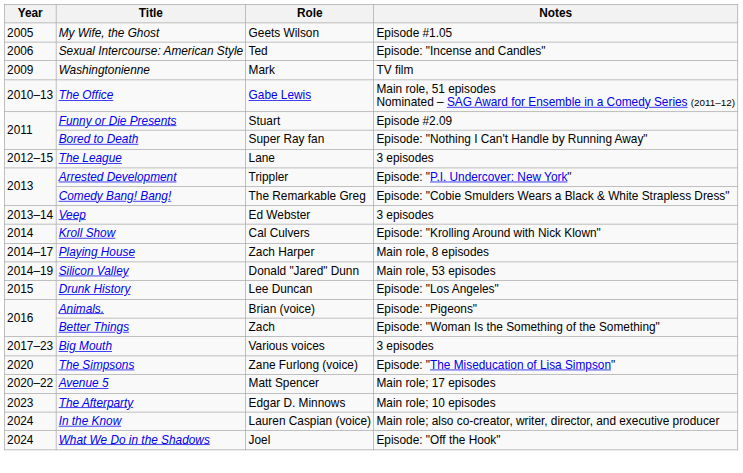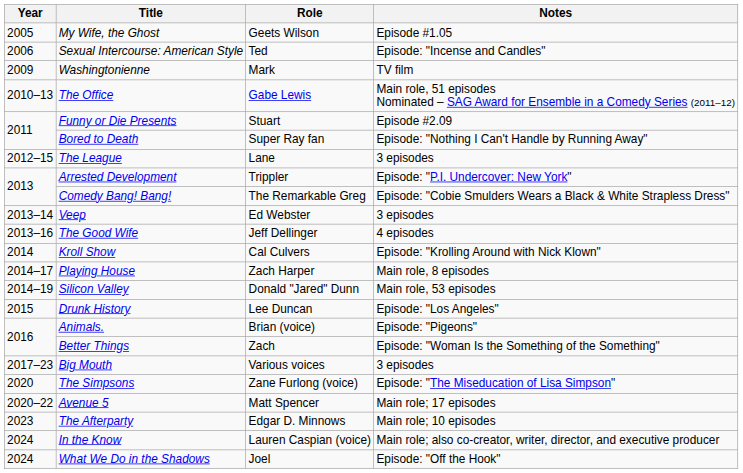+ row: (98, 233)
